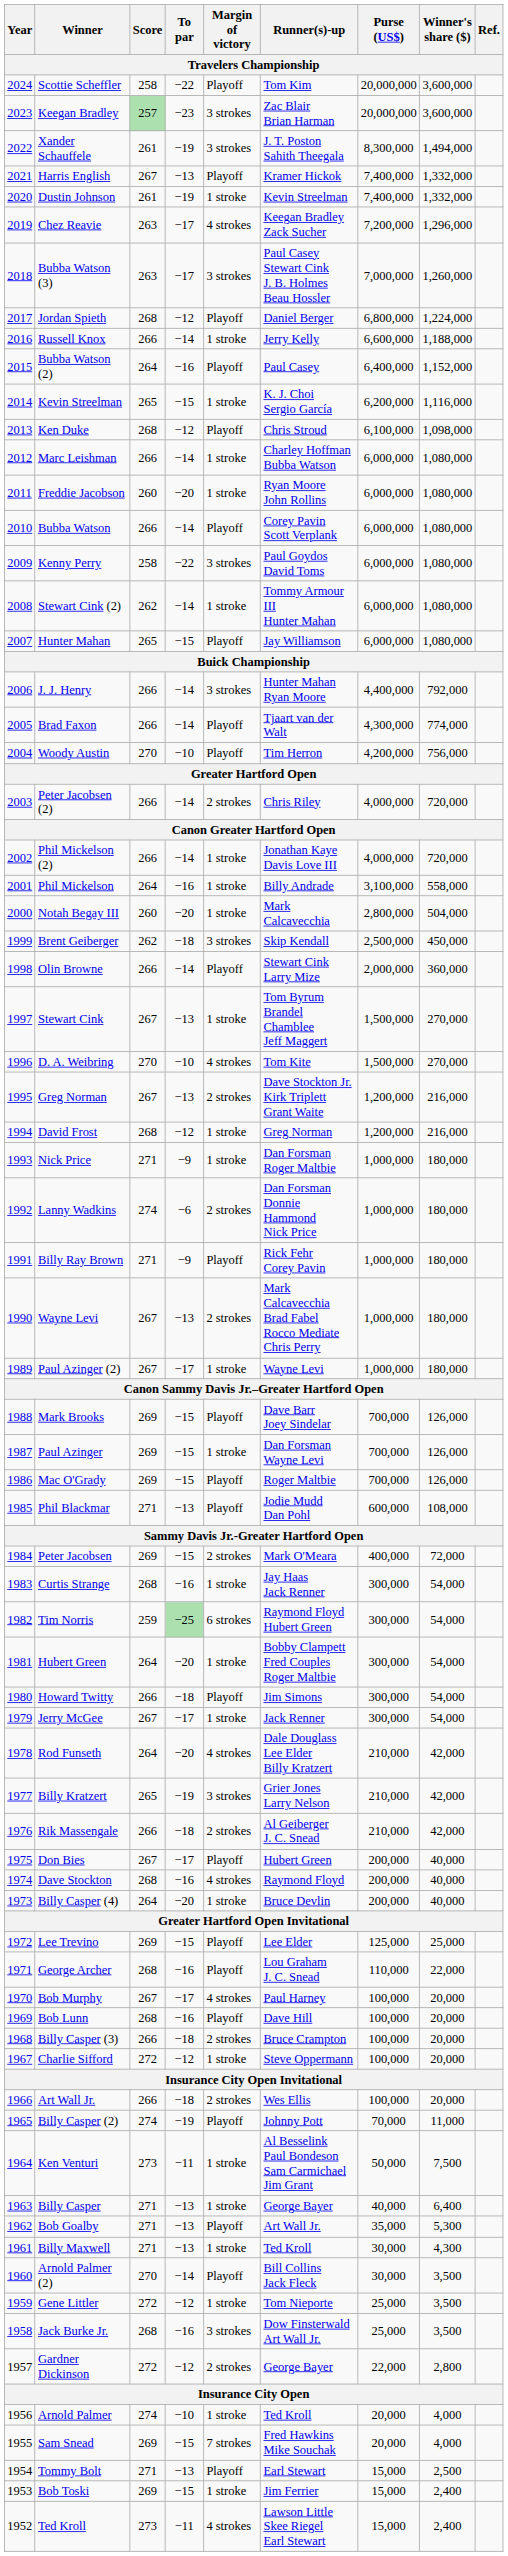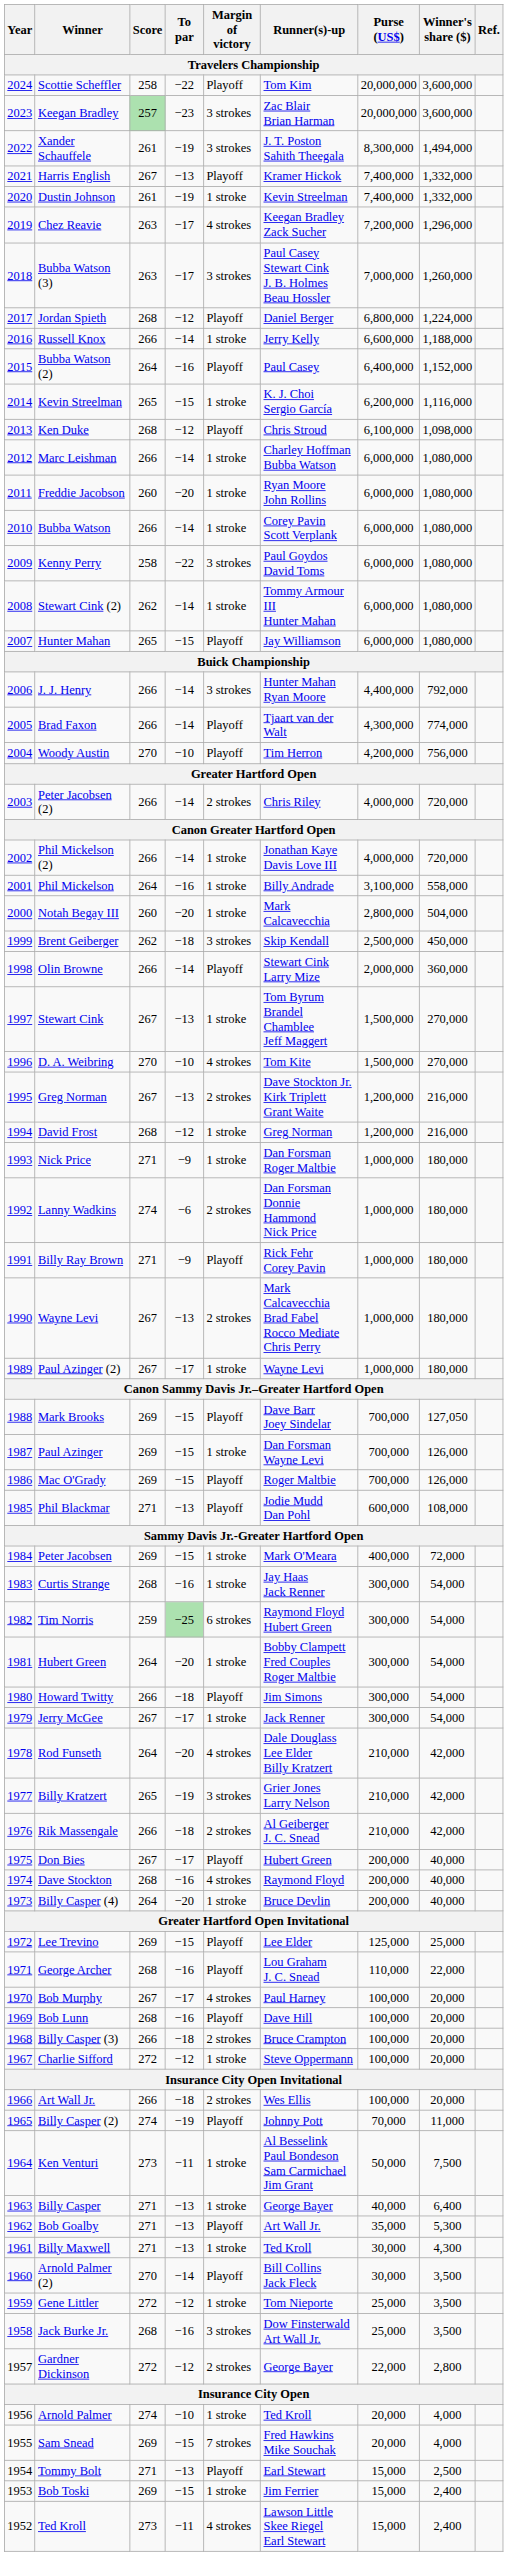(225, 528) Playoff -> (226, 528) 1 stroke
(447, 1416) 126,000 -> (447, 1416) 127,050
(229, 1556) 2 strokes -> (226, 1556) 1 stroke
